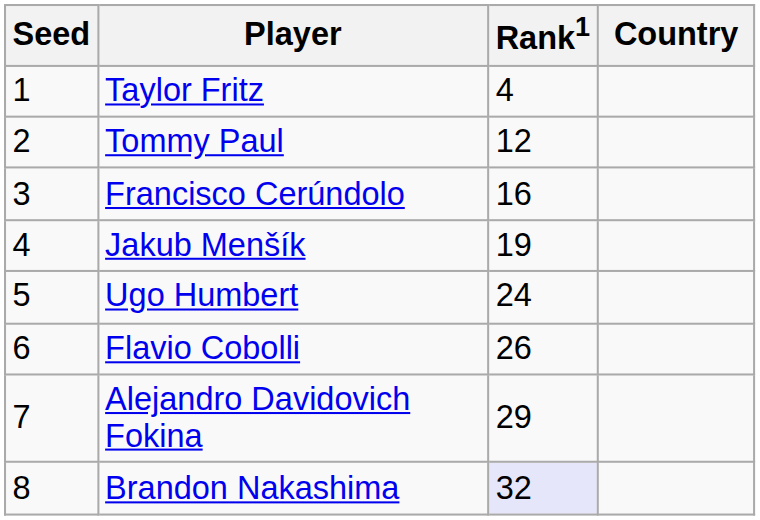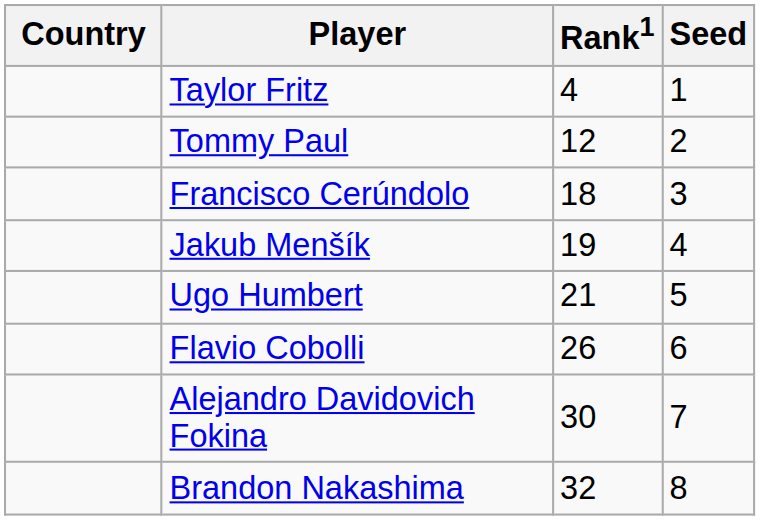columns swapped: (676, 34) <-> (51, 34)
(514, 193) 16 -> (578, 193) 18
(514, 296) 24 -> (578, 296) 21
(514, 417) 29 -> (578, 417) 30
(514, 487) lavender background -> (578, 487) no background
